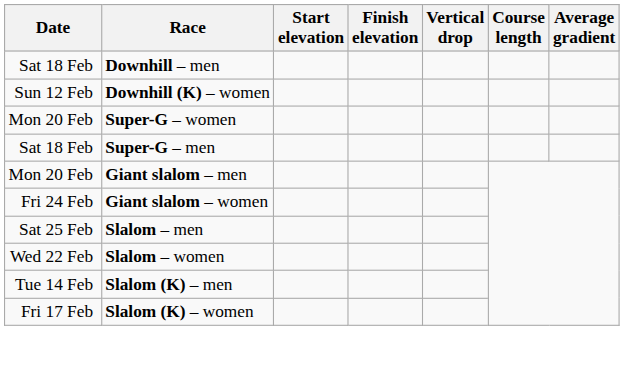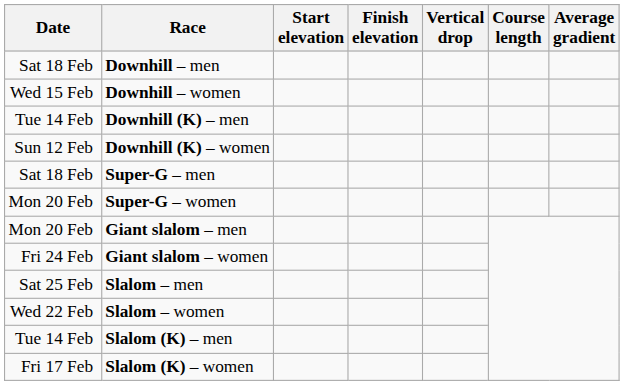+ row: (173, 92)
+ row: (177, 119)
rows swapped: (160, 147) <-> (171, 119)
